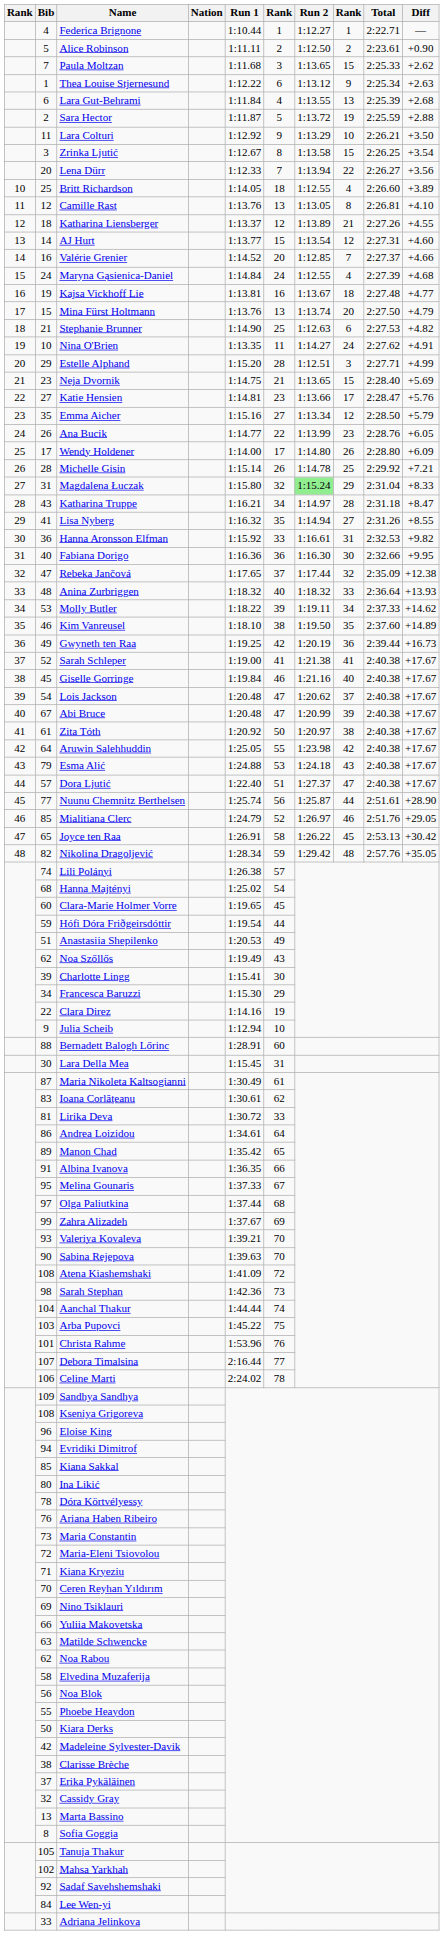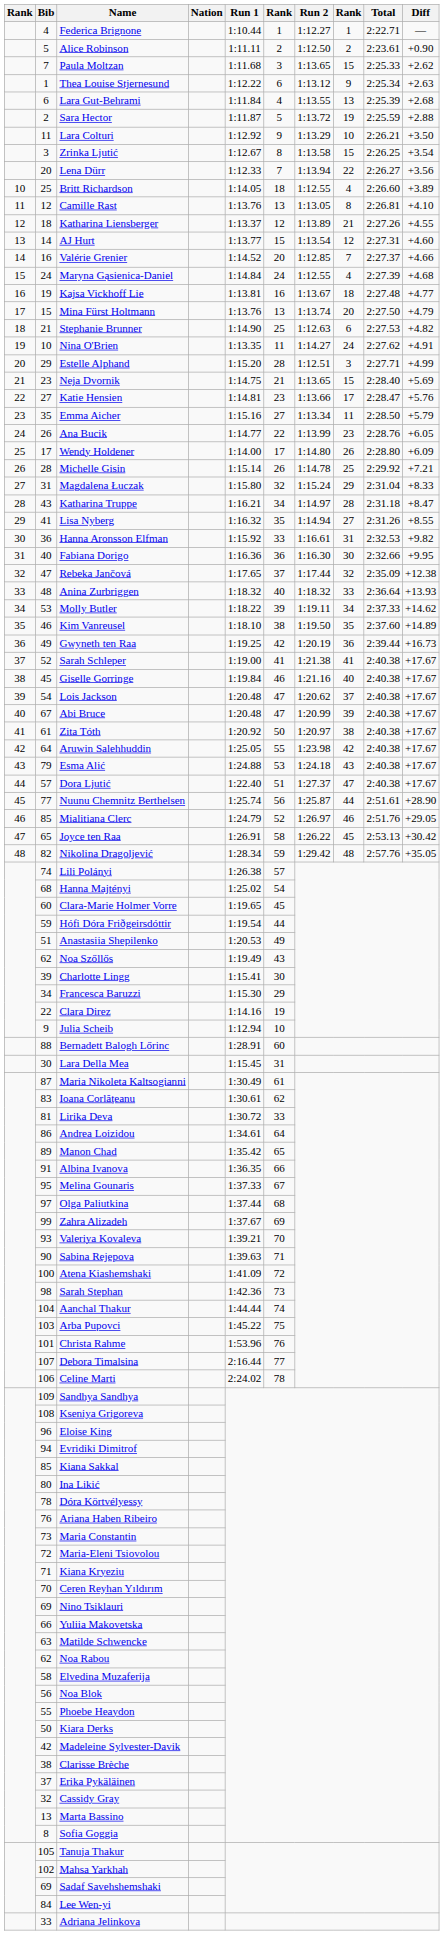(349, 415) 12 -> (349, 415) 11
(314, 485) lightgreen background -> (314, 485) no background
(279, 1256) 70 -> (279, 1256) 71
(46, 1273) 108 -> (46, 1273) 100
(46, 1886) 92 -> (46, 1886) 69
